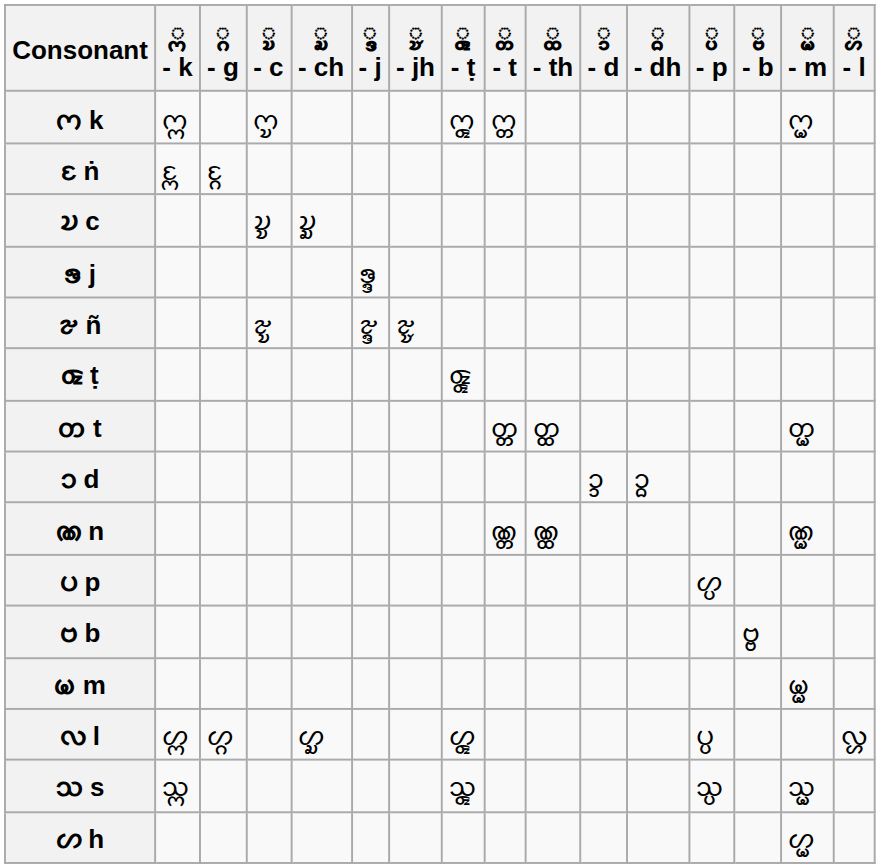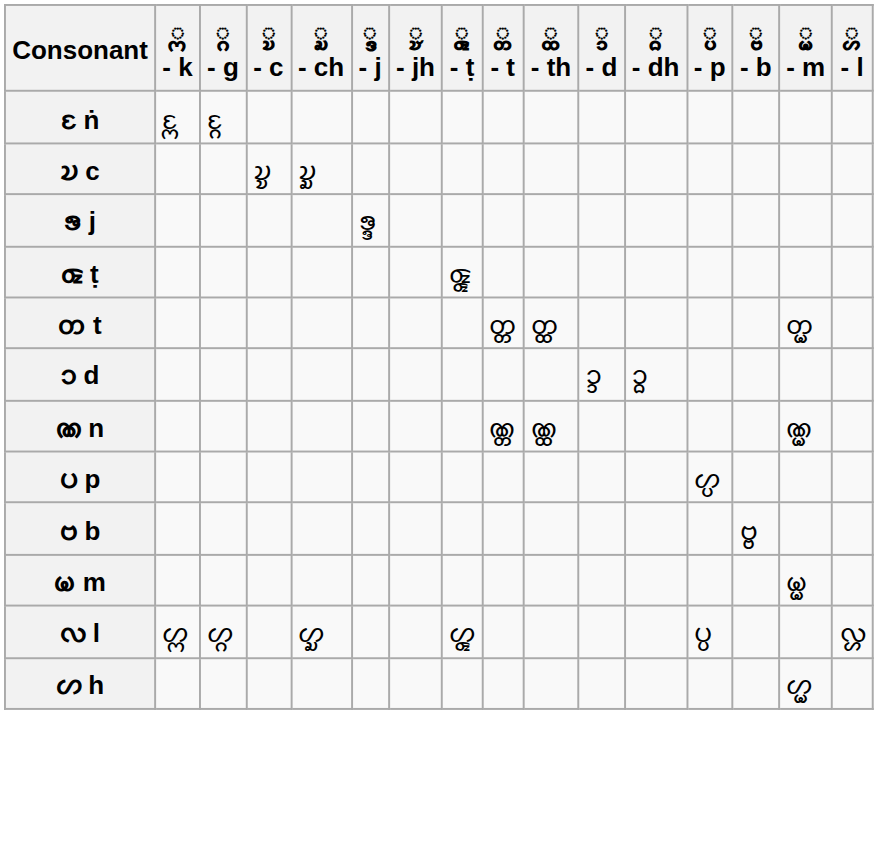- row: (80, 117)
- row: (80, 323)
- row: (80, 786)
